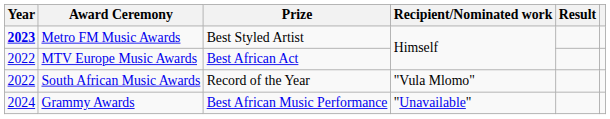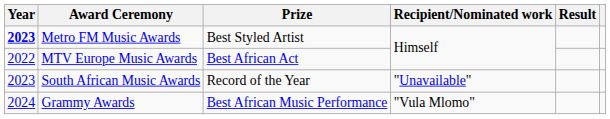(21, 80) 2022 -> (21, 80) 2023
(434, 80) "Vula Mlomo" -> (433, 80) "Unavailable"
(433, 102) "Unavailable" -> (434, 102) "Vula Mlomo"
